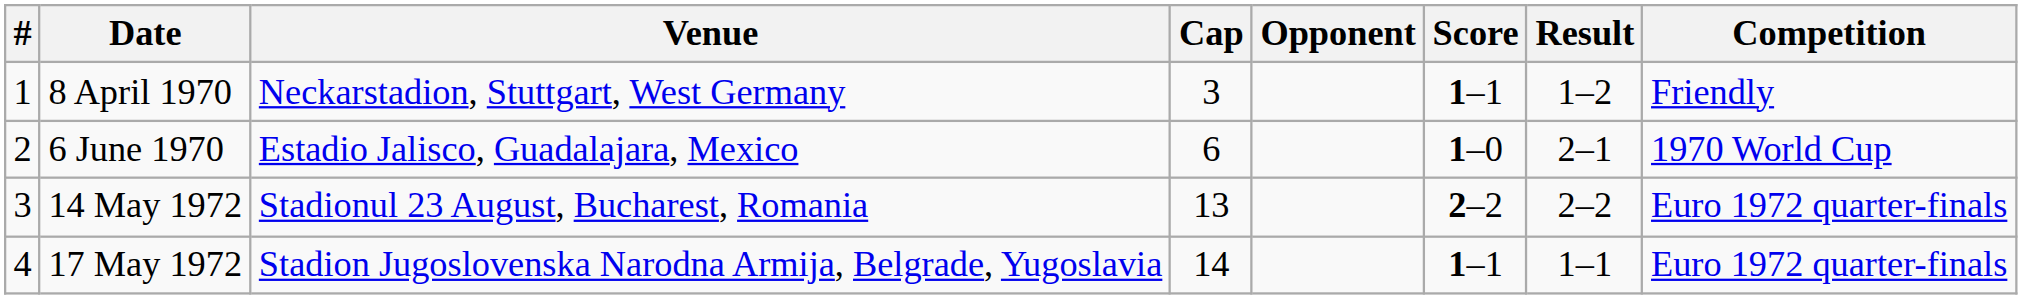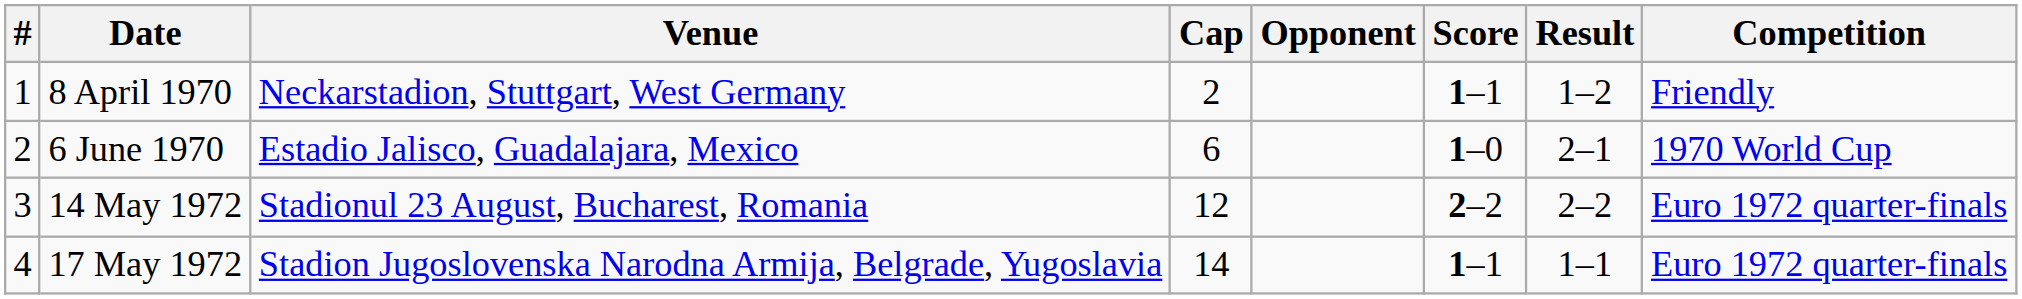(1211, 90) 3 -> (1211, 90) 2
(1211, 206) 13 -> (1211, 206) 12
